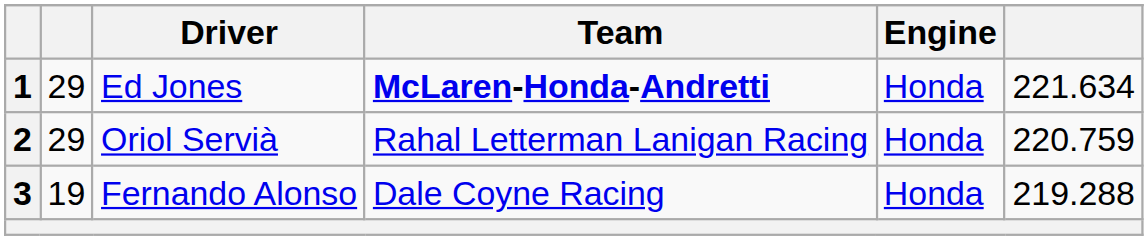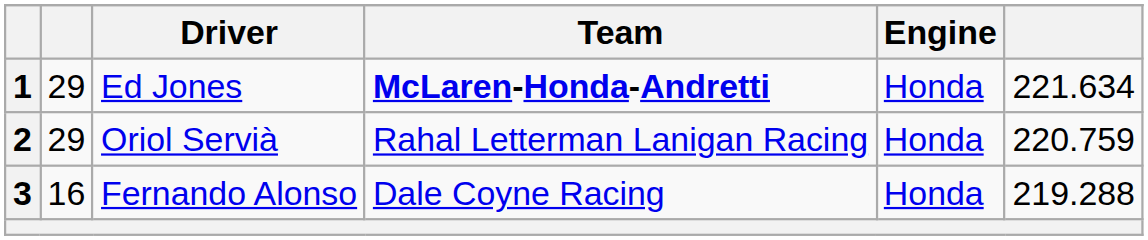(66, 193) 19 -> (66, 193) 16
